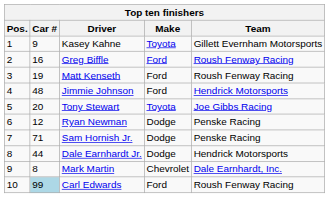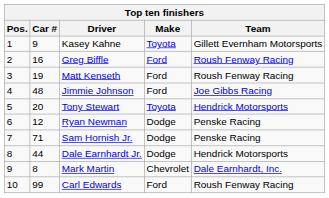(241, 91) Hendrick Motorsports -> (233, 91) Joe Gibbs Racing
(233, 107) Joe Gibbs Racing -> (241, 107) Hendrick Motorsports
(38, 185) lightblue background -> (38, 185) no background
